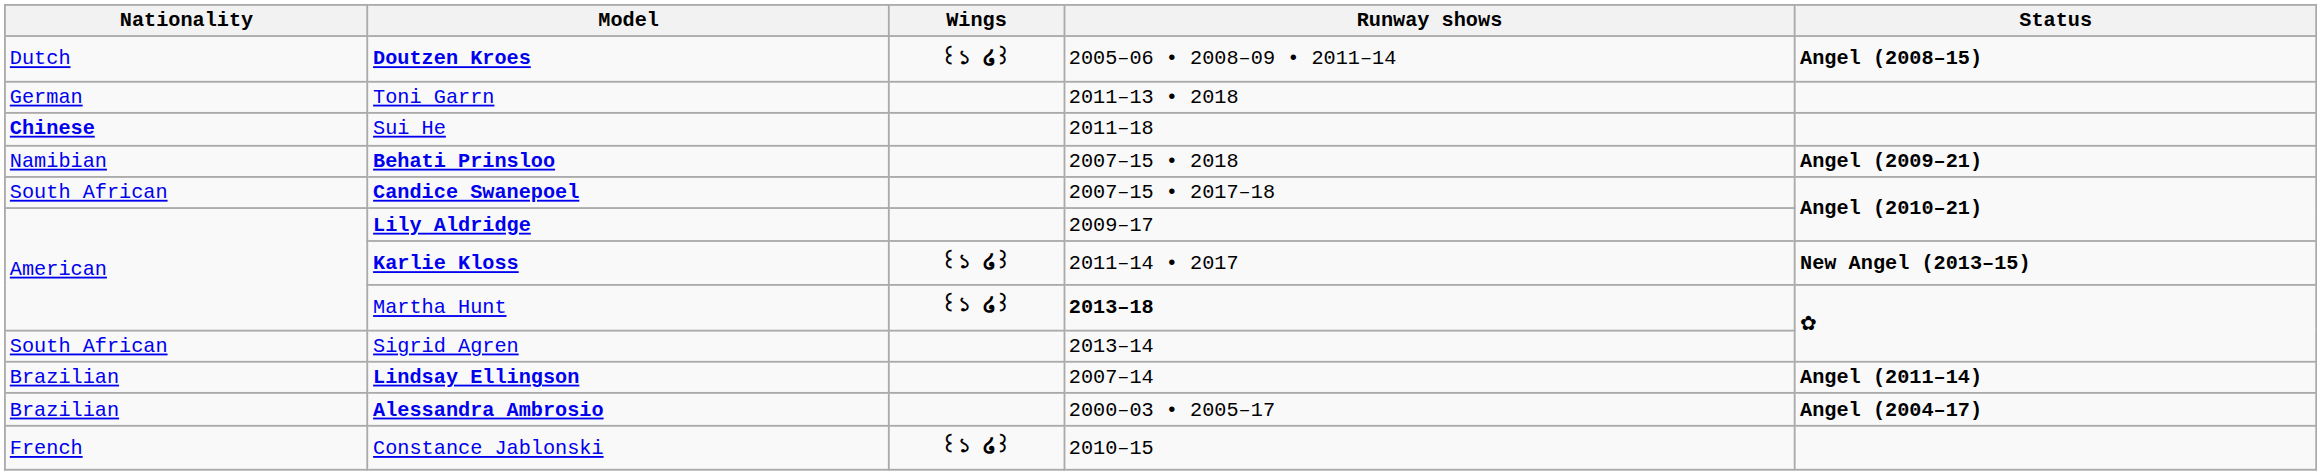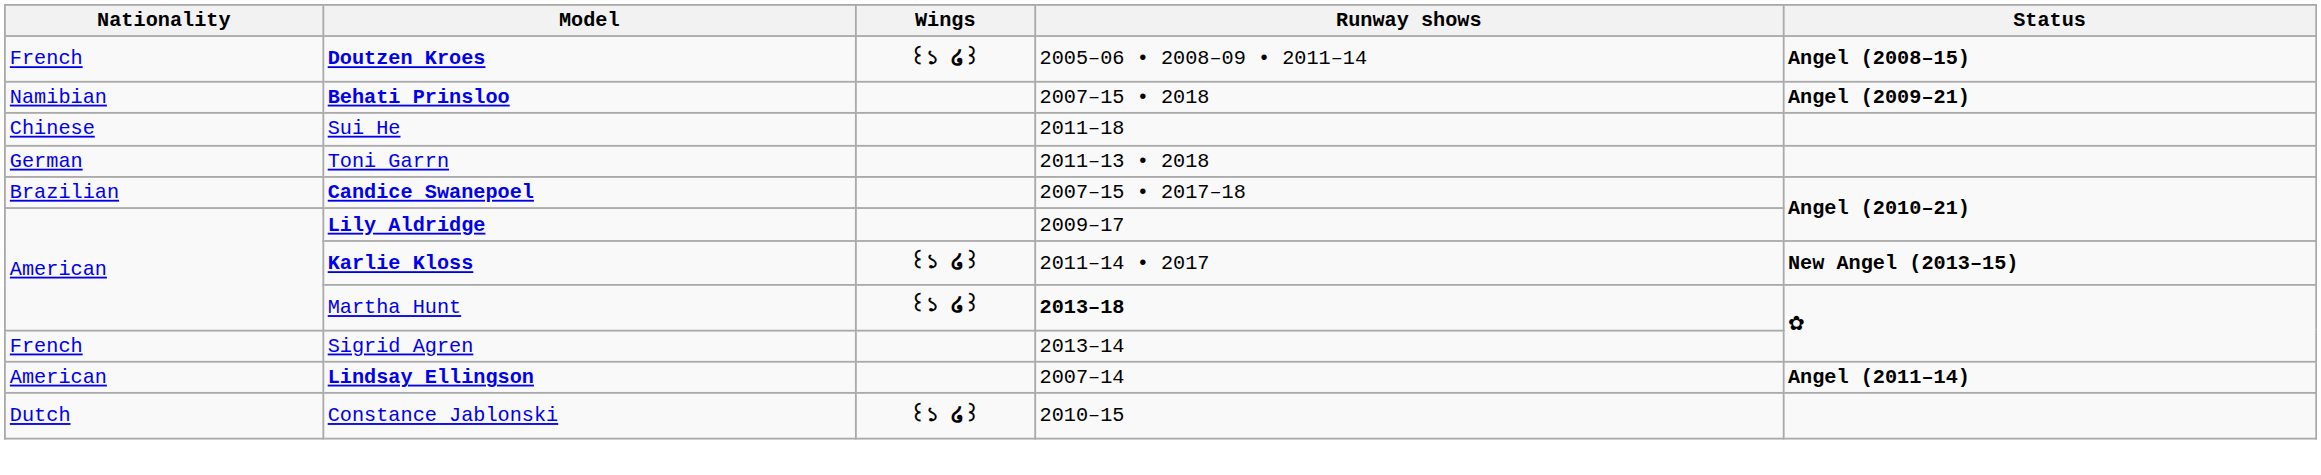(40, 59) Dutch -> (46, 59) French
rows swapped: (434, 97) <-> (464, 161)
(52, 129) bold -> (52, 129) normal
(89, 193) South African -> (64, 193) Brazilian
(89, 346) South African -> (46, 346) French
(64, 378) Brazilian -> (58, 378) American
- row: (488, 410)
(46, 448) French -> (40, 416) Dutch
